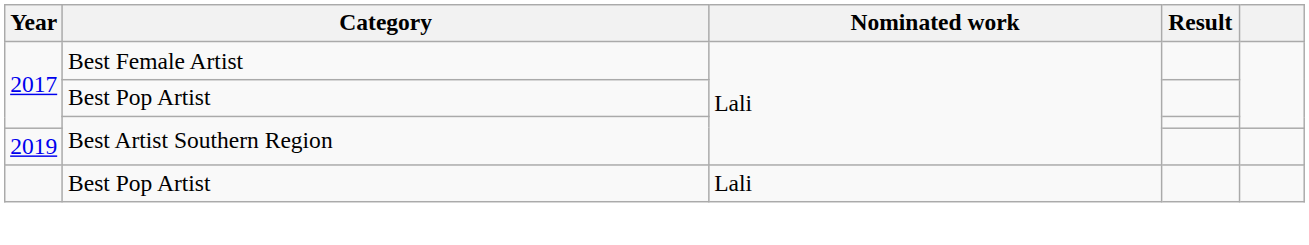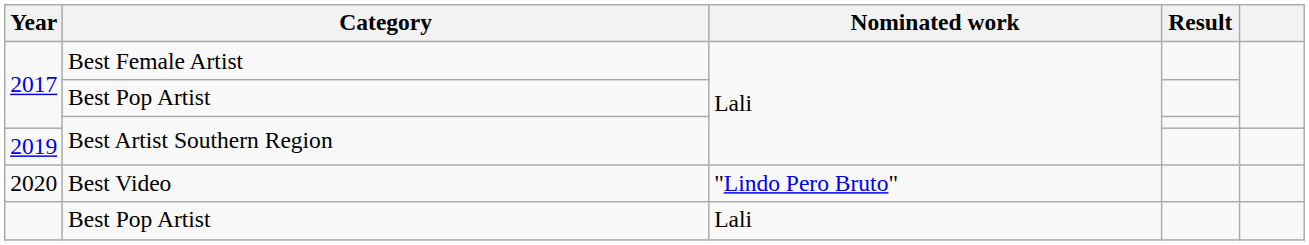+ row: (34, 183)
